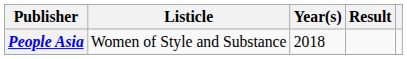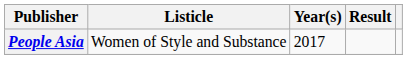(309, 41) 2018 -> (309, 41) 2017
